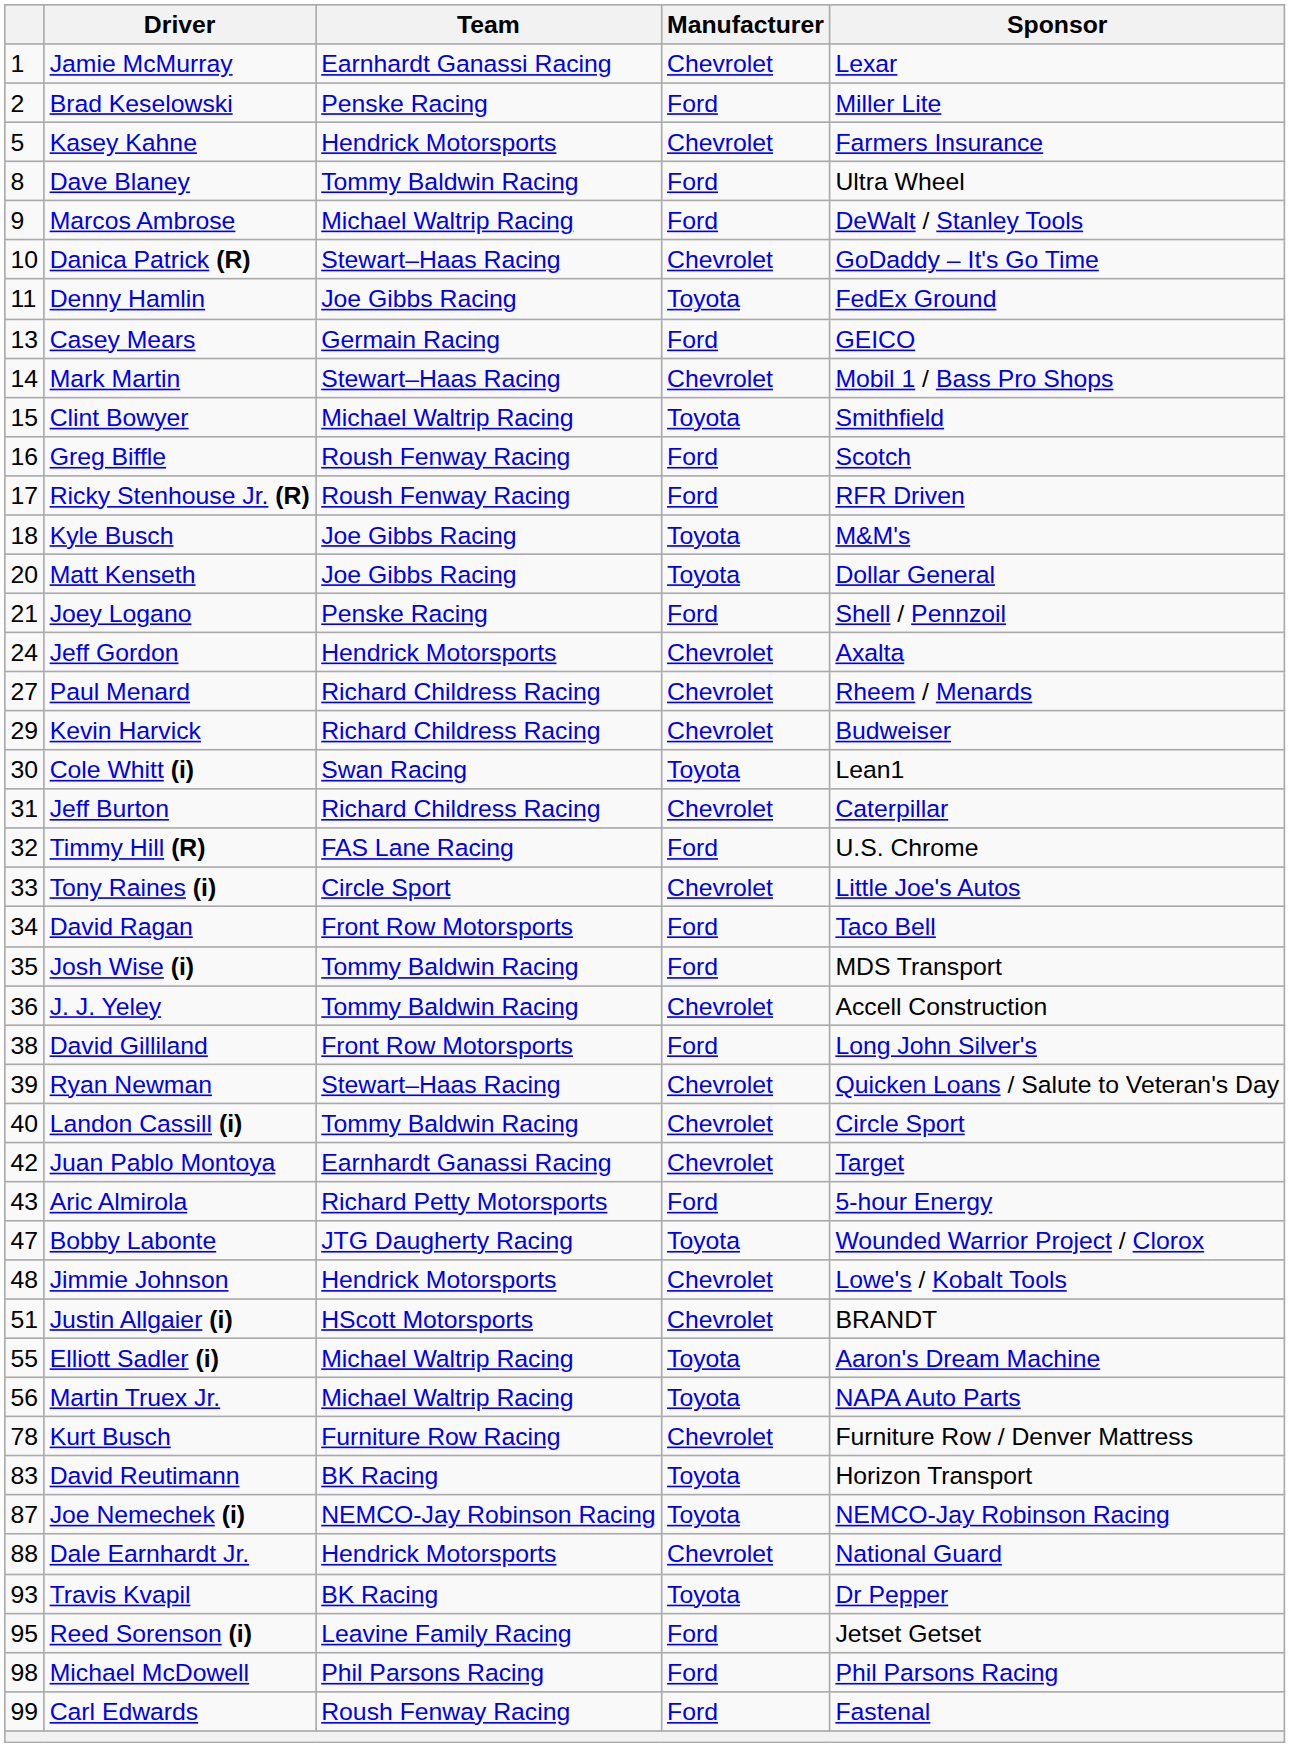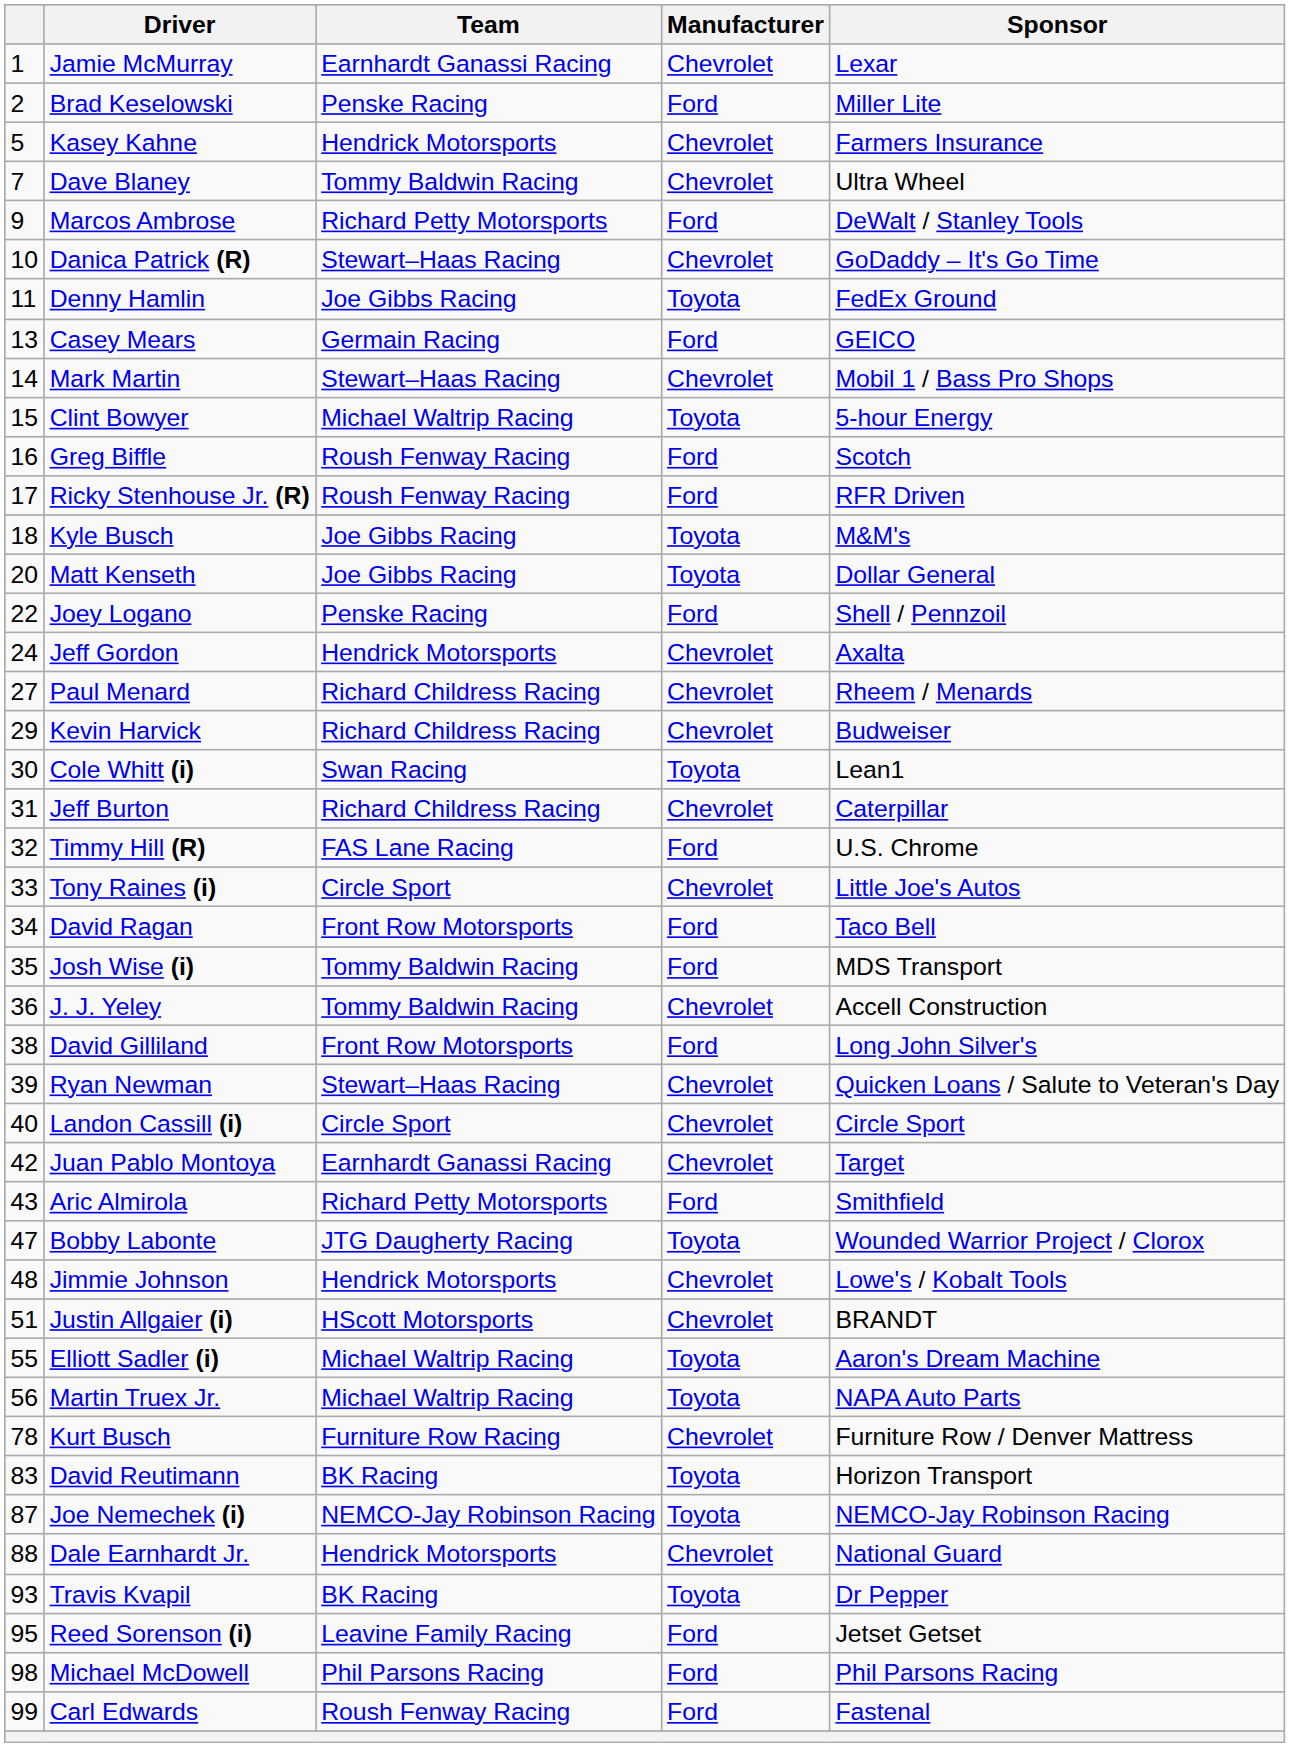(17, 182) 8 -> (17, 182) 7
(693, 182) Ford -> (720, 182) Chevrolet
(447, 221) Michael Waltrip Racing -> (464, 221) Richard Petty Motorsports
(890, 417) Smithfield -> (914, 417) 5-hour Energy
(24, 613) 21 -> (24, 613) 22
(450, 1123) Tommy Baldwin Racing -> (386, 1123) Circle Sport
(914, 1201) 5-hour Energy -> (890, 1201) Smithfield
